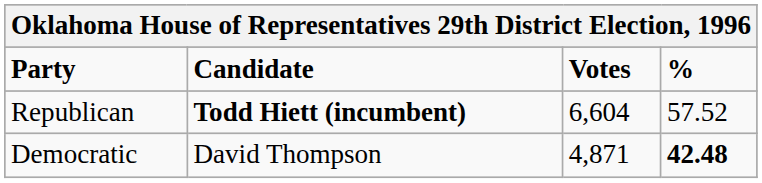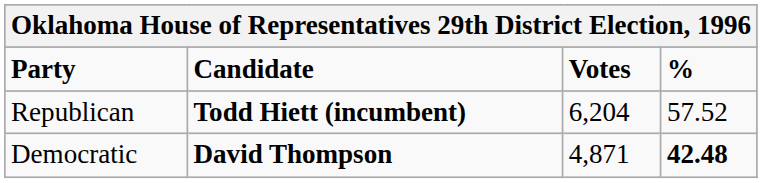(599, 111) 6,604 -> (599, 111) 6,204
(288, 154) normal -> (293, 154) bold
